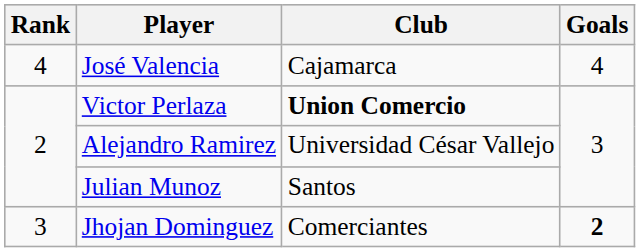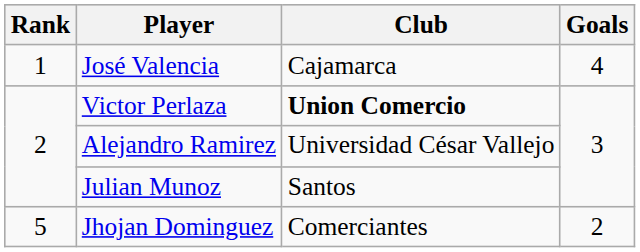(40, 65) 4 -> (40, 65) 1
(40, 226) 3 -> (40, 226) 5
(597, 226) bold -> (597, 226) normal
